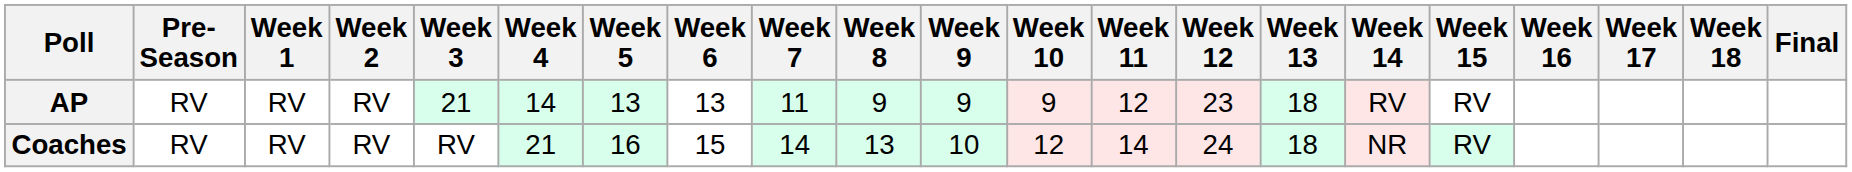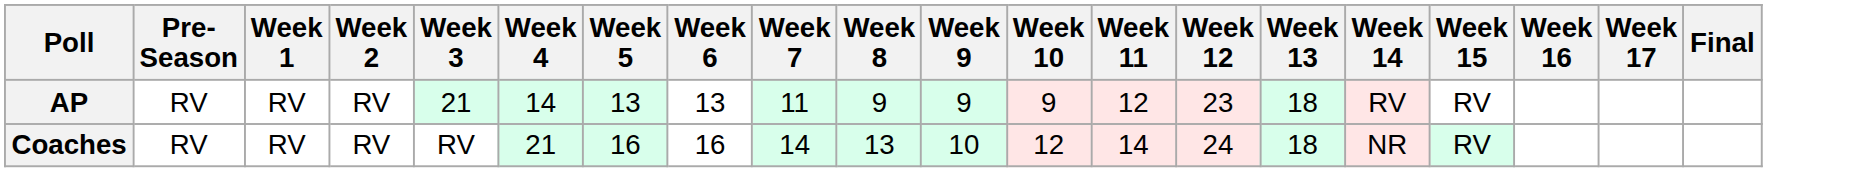- column: (1726, 43)
(710, 145) 15 -> (710, 145) 16
